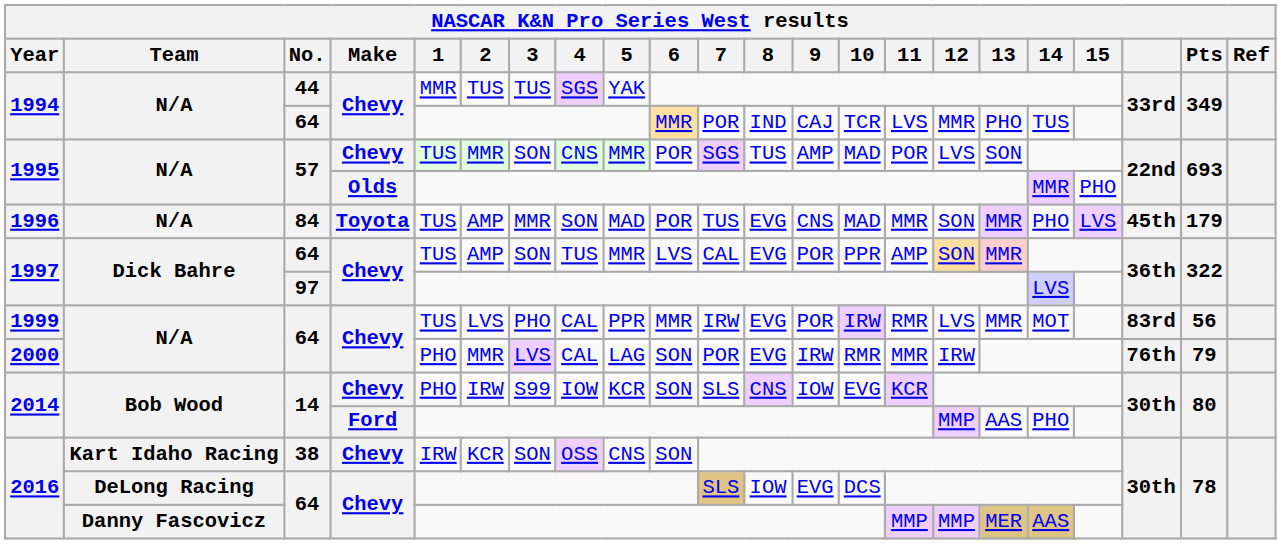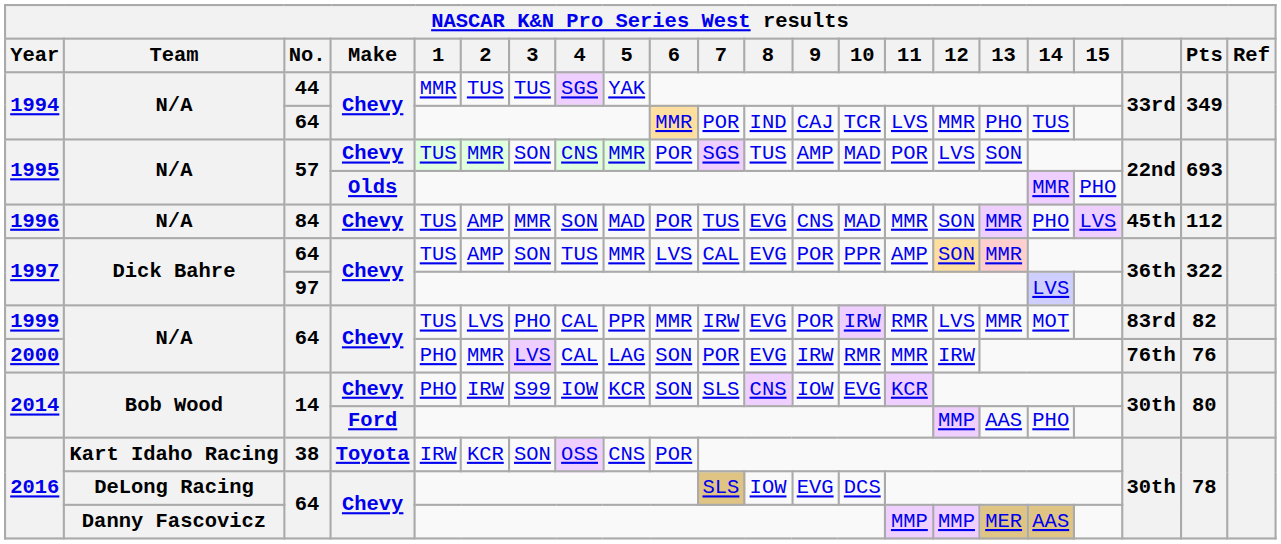(373, 221) Toyota -> (373, 221) Chevy
(1204, 221) 179 -> (1204, 221) 112
(1204, 322) 56 -> (1204, 322) 82
(1204, 355) 79 -> (1204, 355) 76
(373, 455) Chevy -> (373, 455) Toyota
(674, 455) SON -> (674, 455) POR
